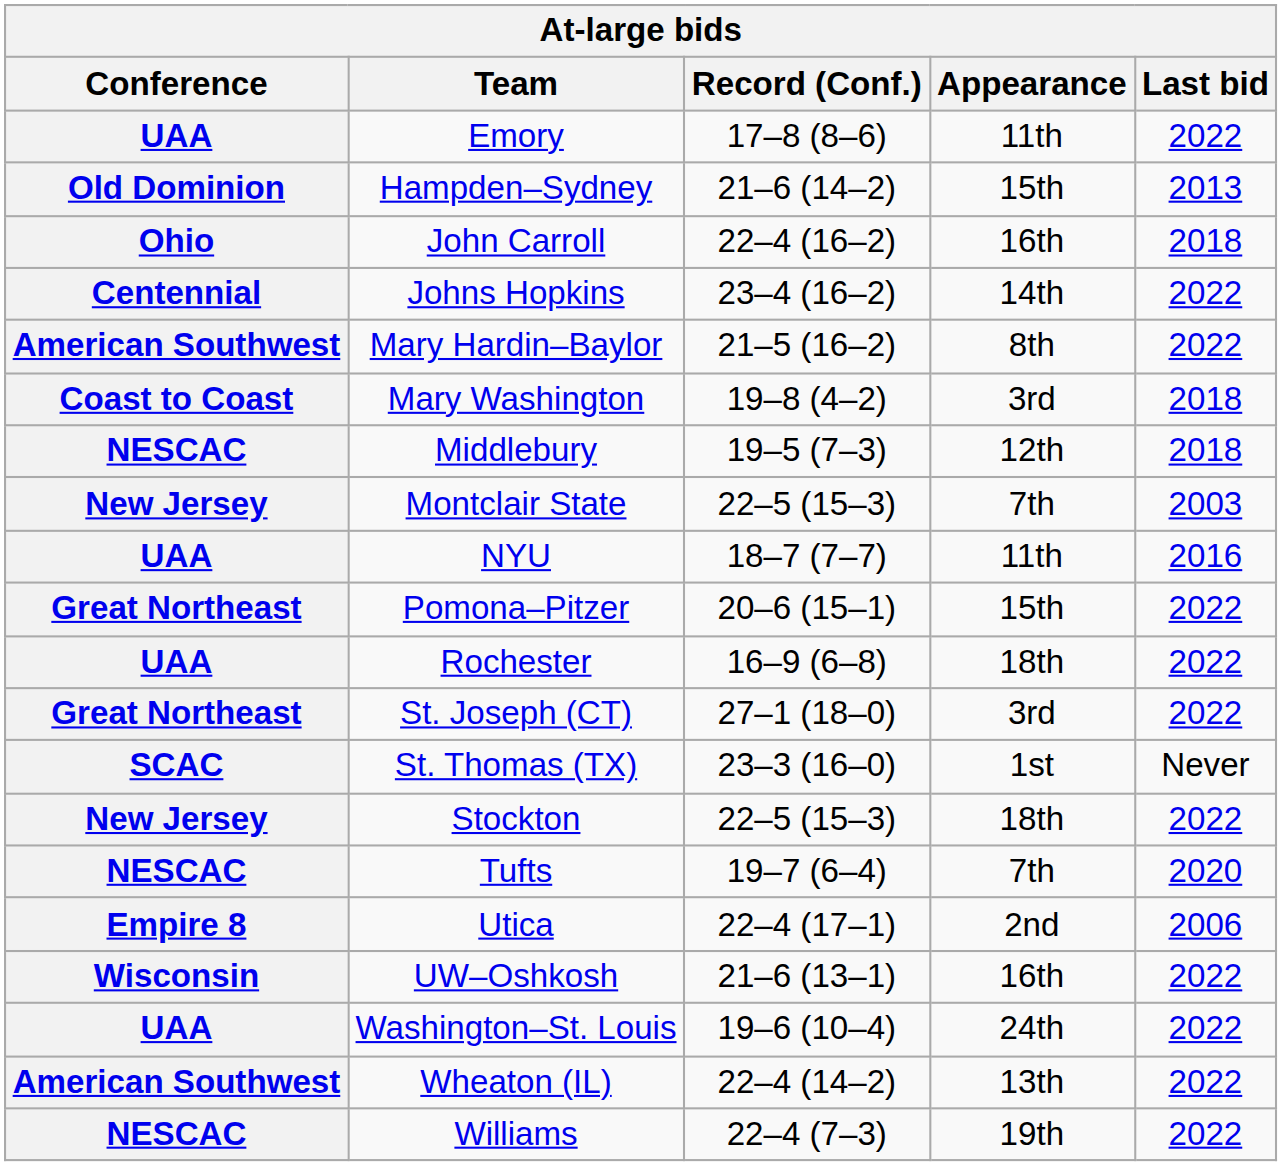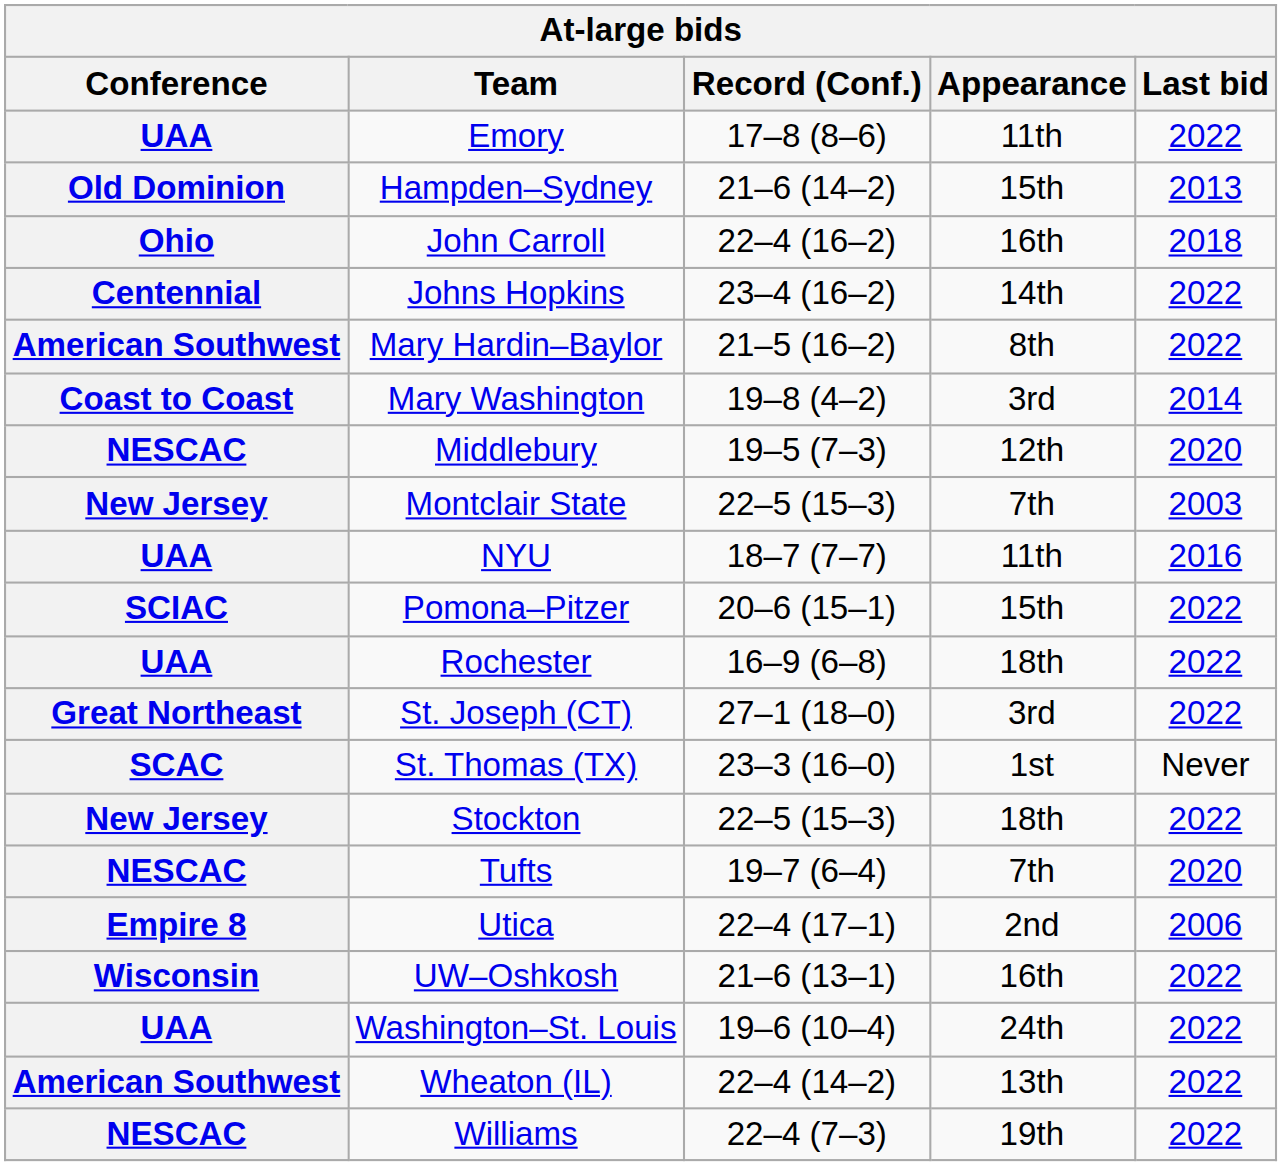(1205, 398) 2018 -> (1205, 398) 2014
(1205, 450) 2018 -> (1205, 450) 2020
(176, 608) Great Northeast -> (176, 608) SCIAC
